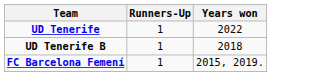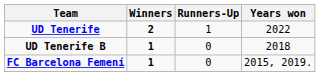+ column: (151, 13)
(160, 46) 1 -> (208, 46) 0
(160, 63) 1 -> (208, 63) 0
